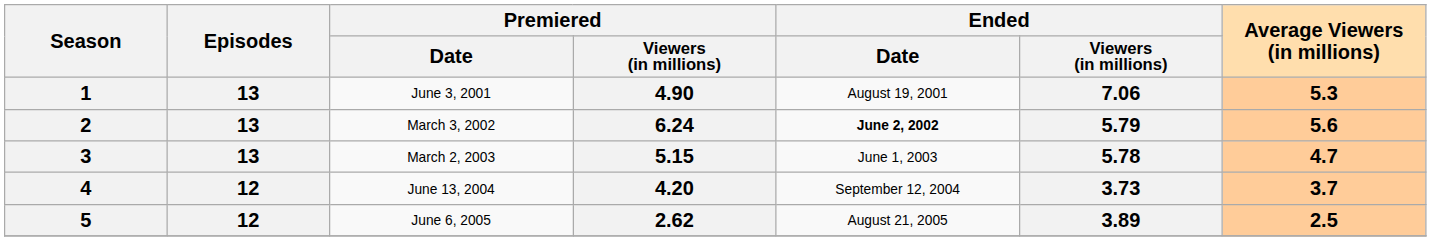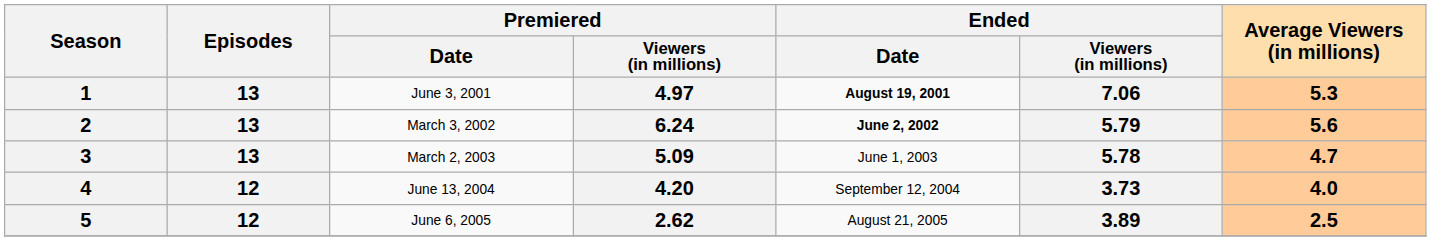(674, 93) 4.90 -> (674, 93) 4.97
(898, 93) normal -> (898, 93) bold
(674, 156) 5.15 -> (674, 156) 5.09
(1324, 188) 3.7 -> (1324, 188) 4.0
